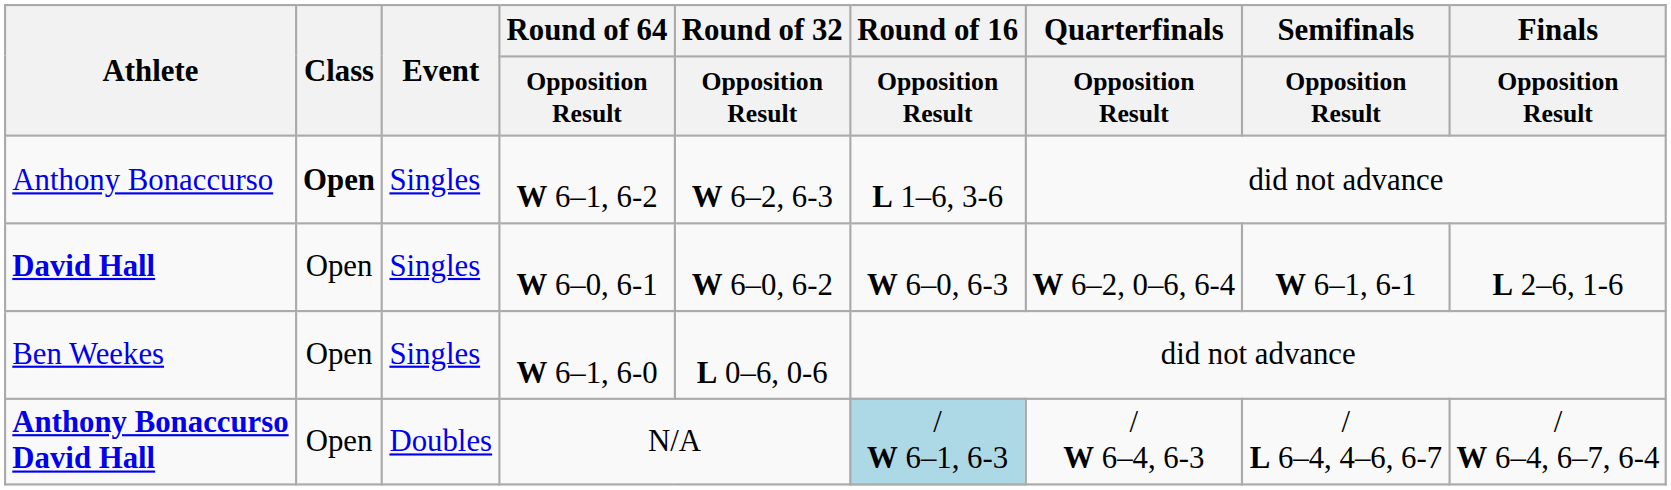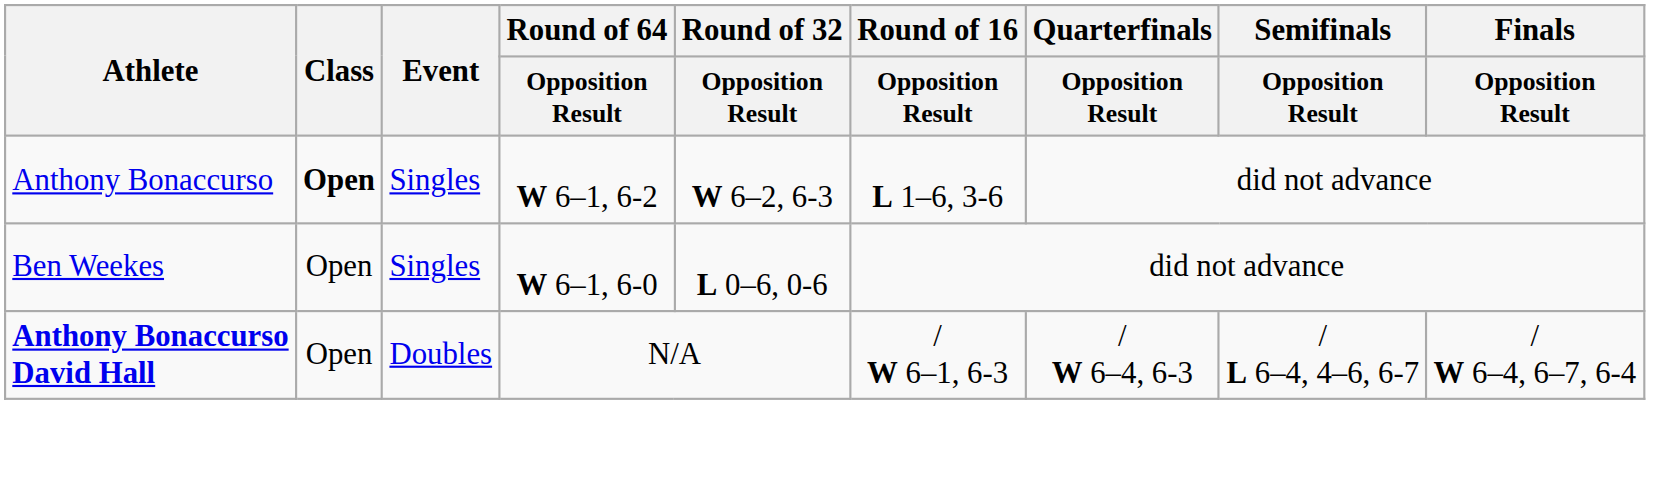- row: (84, 266)
(938, 441) lightblue background -> (938, 354) no background
